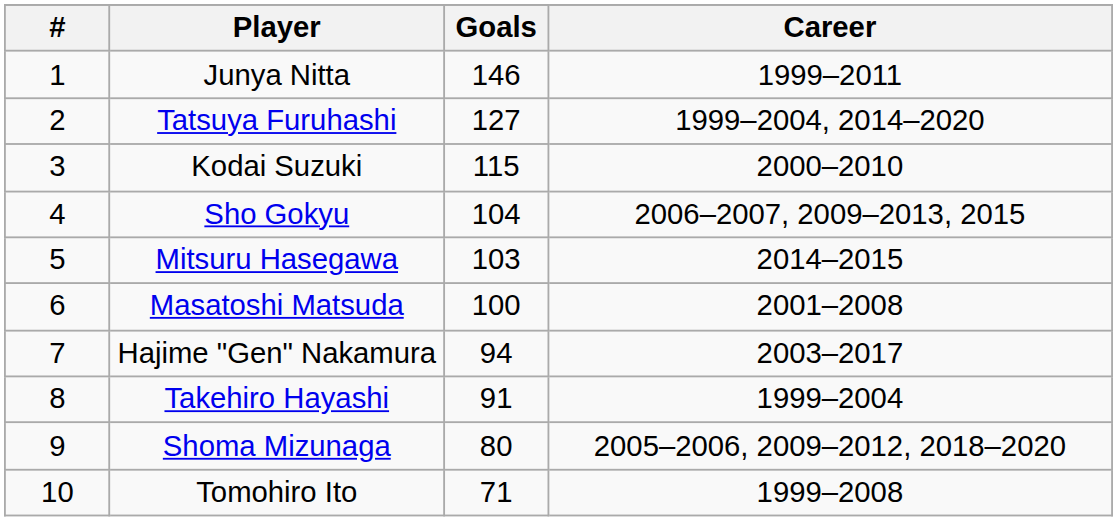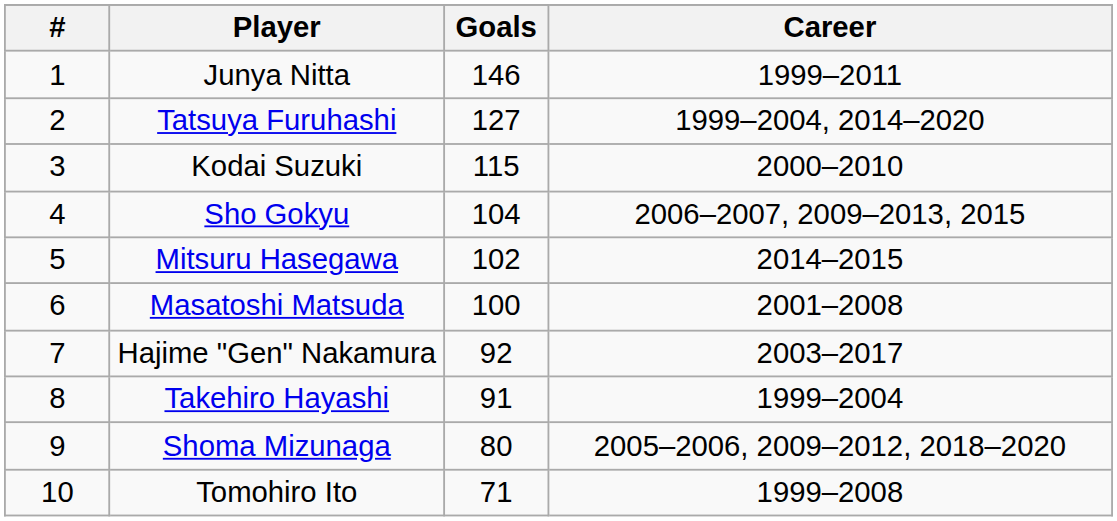(496, 259) 103 -> (496, 259) 102
(496, 352) 94 -> (496, 352) 92
